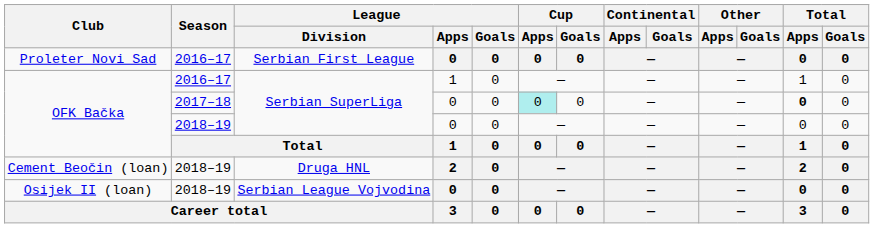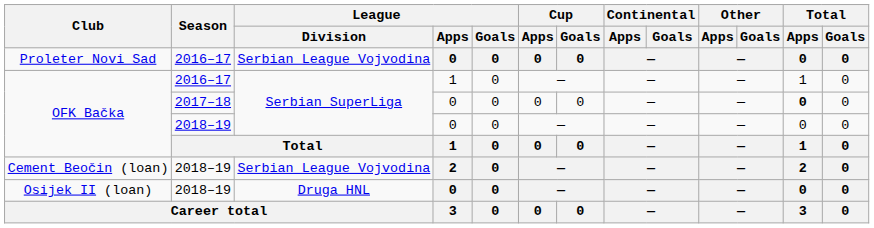(334, 59) Serbian First League -> (334, 59) Serbian League Vojvodina
(538, 103) paleturquoise background -> (538, 103) no background
(334, 168) Druga HNL -> (334, 168) Serbian League Vojvodina
(334, 190) Serbian League Vojvodina -> (334, 190) Druga HNL
